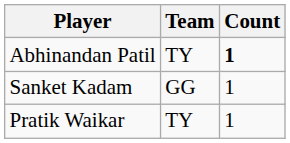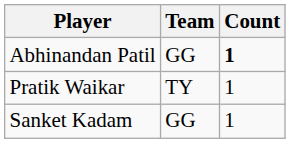(179, 54) TY -> (180, 54) GG
rows swapped: (71, 87) <-> (67, 120)
